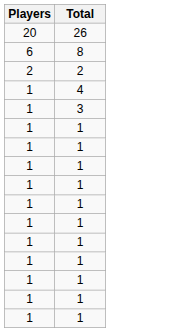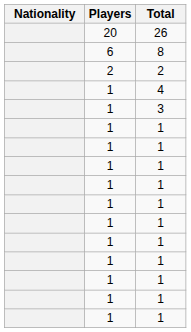+ column: (45, 14)
